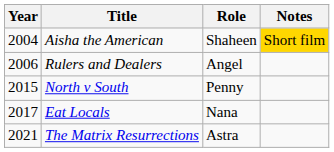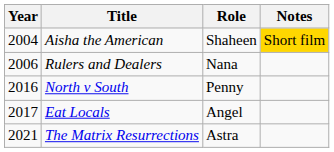(224, 64) Angel -> (222, 64) Nana
(23, 87) 2015 -> (23, 87) 2016
(222, 111) Nana -> (224, 111) Angel
